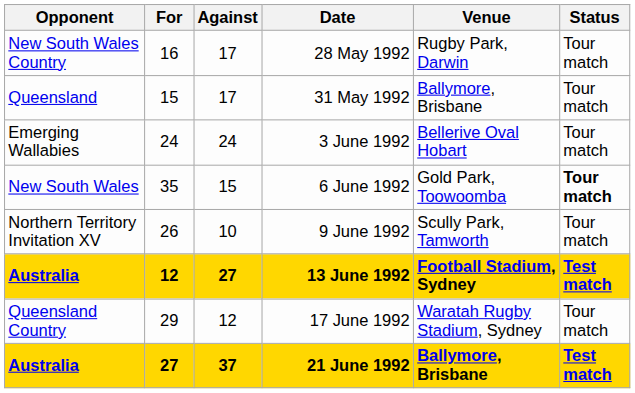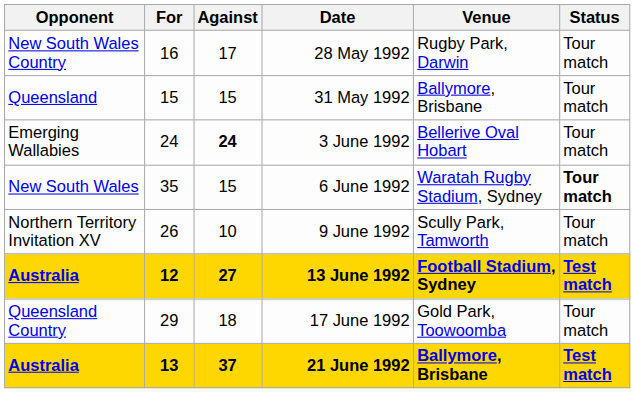(228, 97) 17 -> (228, 97) 15
(228, 142) normal -> (228, 142) bold
(462, 187) Gold Park, Toowoomba -> (480, 187) Waratah Rugby Stadium, Sydney
(228, 321) 12 -> (228, 321) 18
(480, 321) Waratah Rugby Stadium, Sydney -> (462, 321) Gold Park, Toowoomba
(169, 365) 27 -> (169, 365) 13
